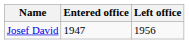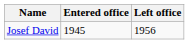(74, 30) 1947 -> (74, 30) 1945
